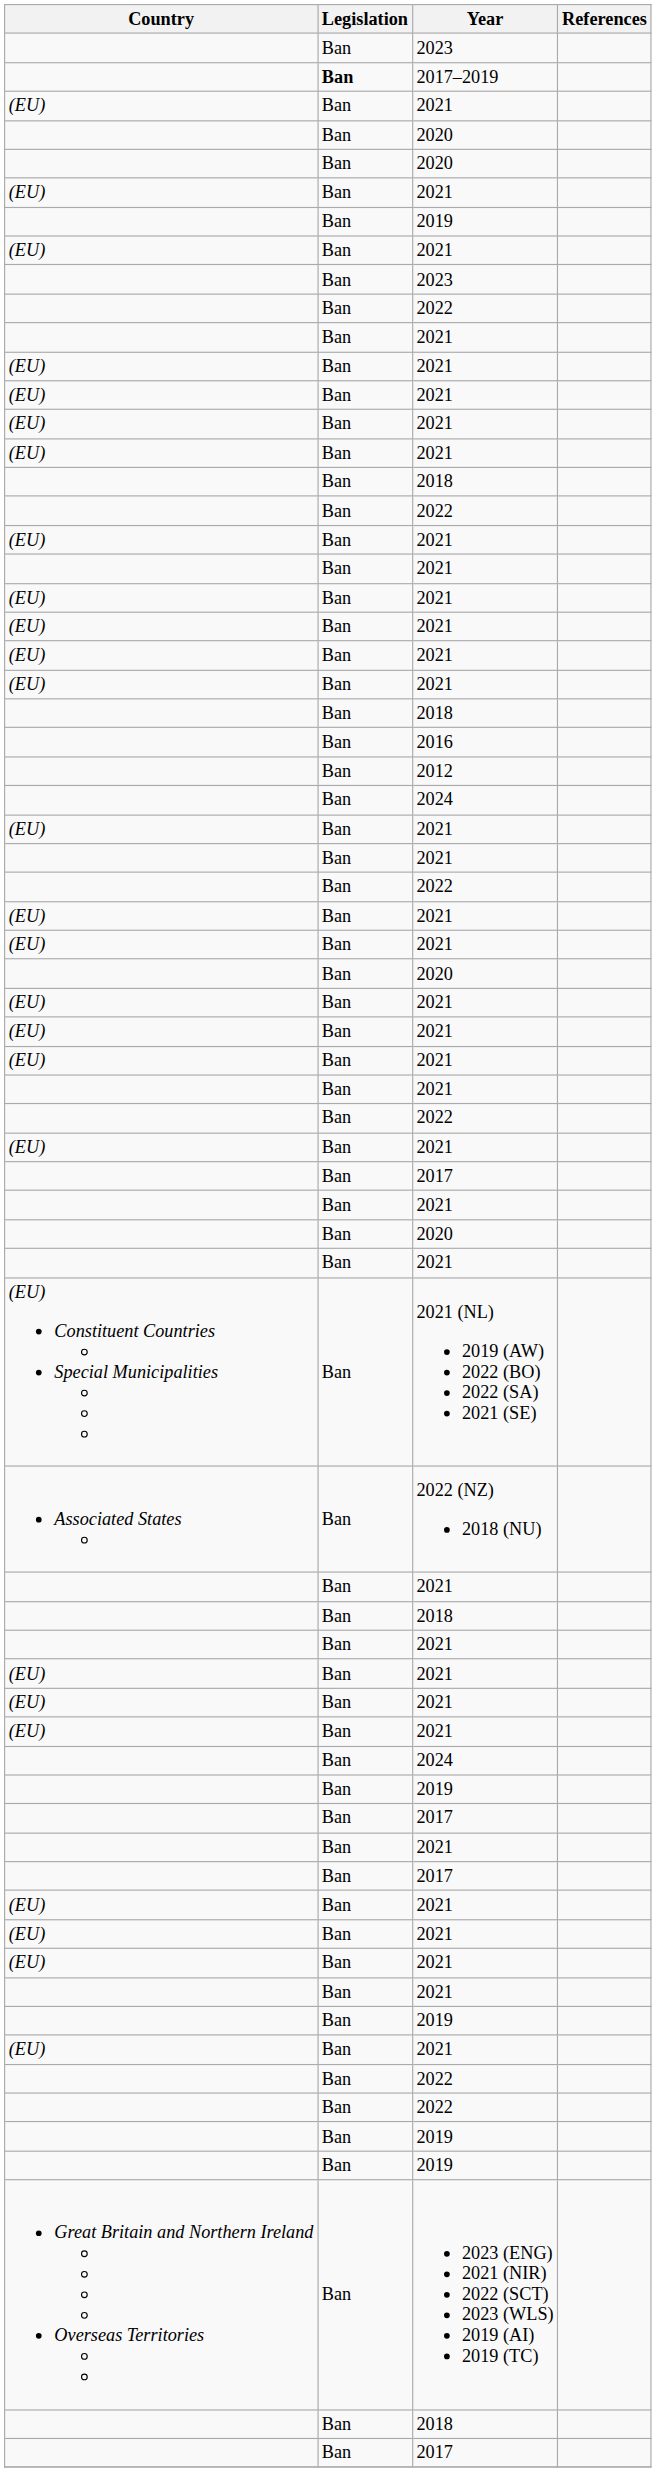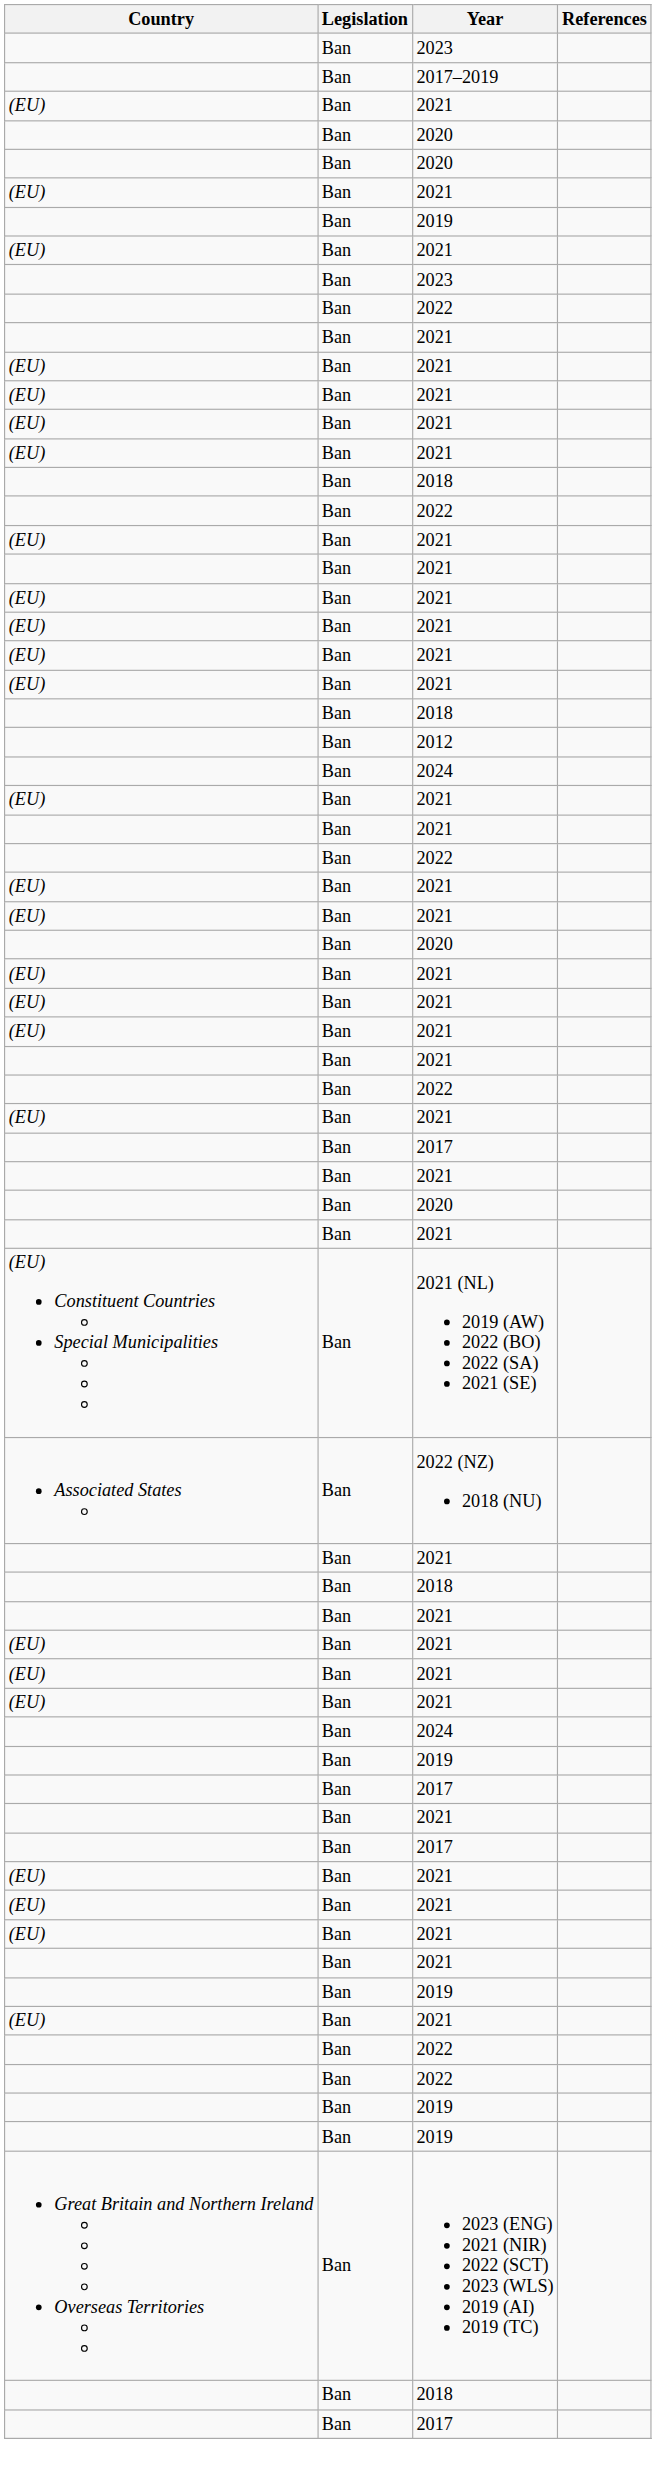(338, 76) bold -> (337, 76) normal
- row: (161, 742)
